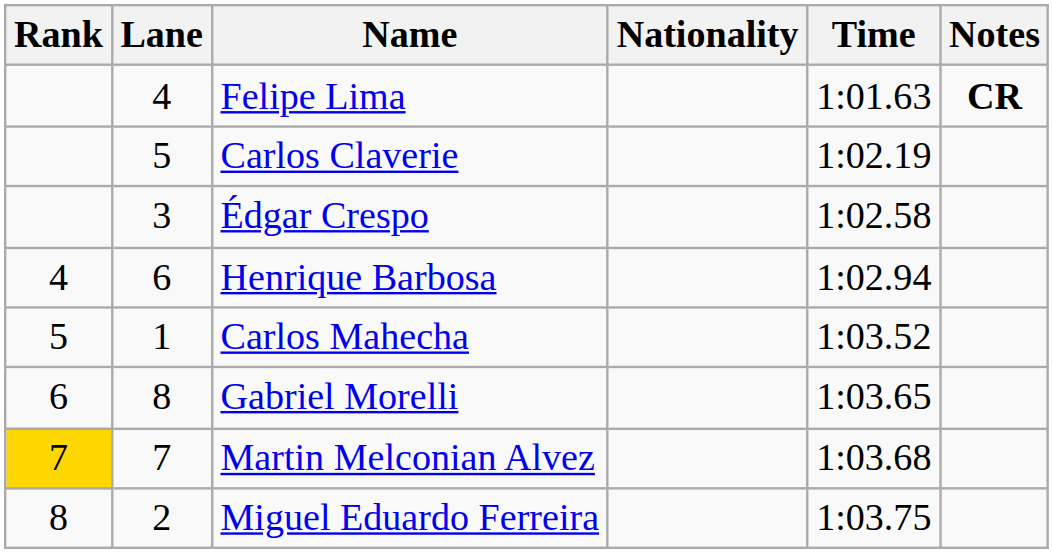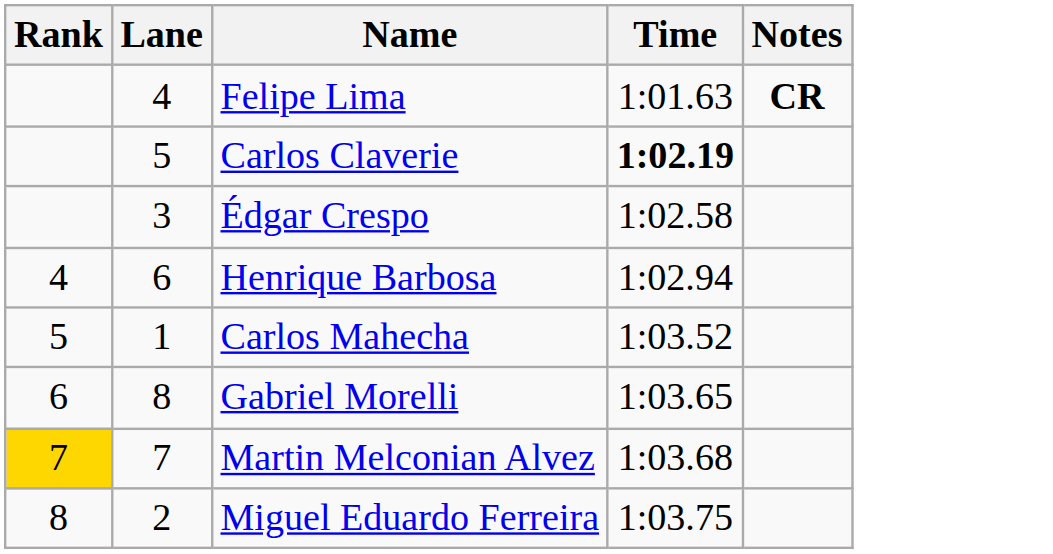- column: (708, 34)
(874, 155) normal -> (675, 155) bold
